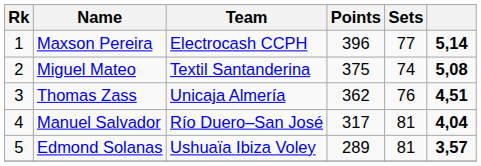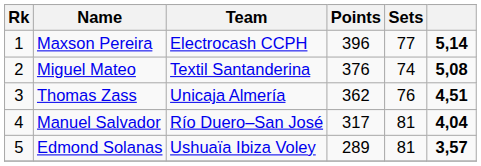(356, 69) 375 -> (356, 69) 376
